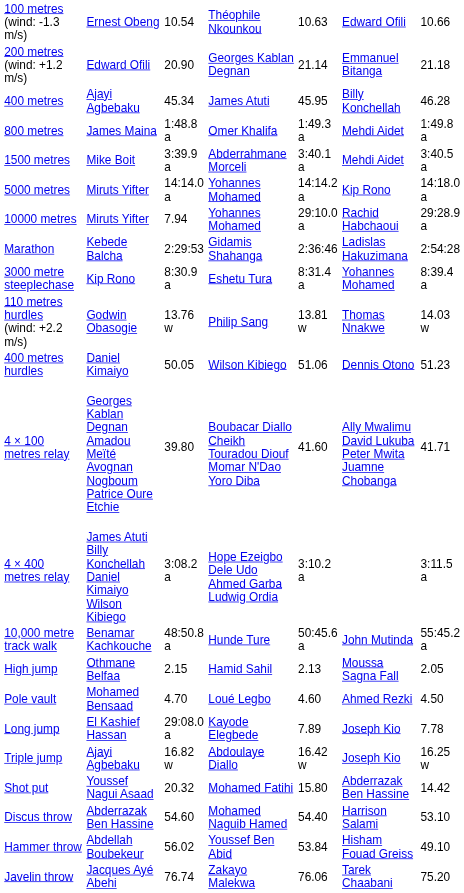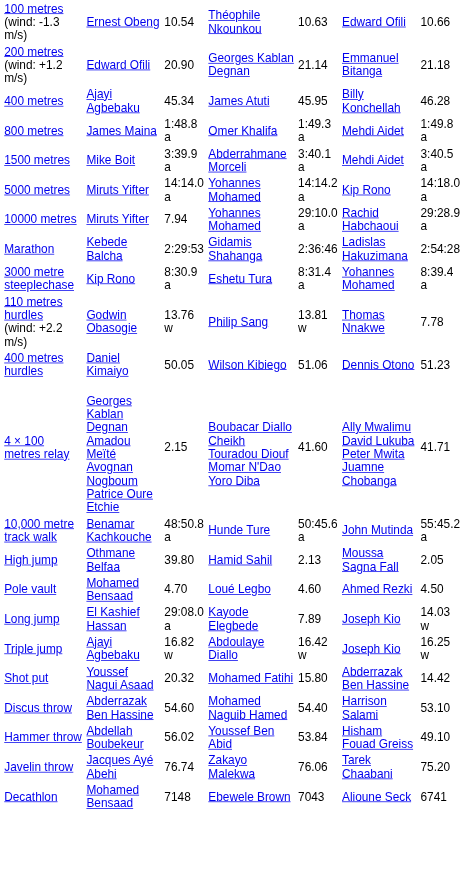(435, 322) 14.03 w -> (432, 322) 7.78
(179, 447) 39.80 -> (176, 447) 2.15
- row: (37, 570)
(176, 669) 2.15 -> (179, 560) 39.80
(432, 729) 7.78 -> (435, 619) 14.03 w
+ row: (31, 797)
